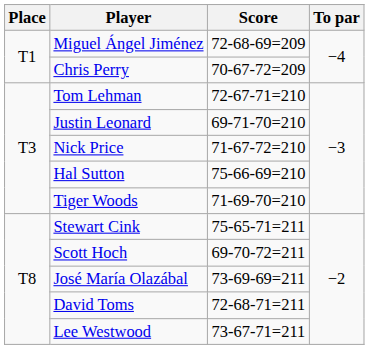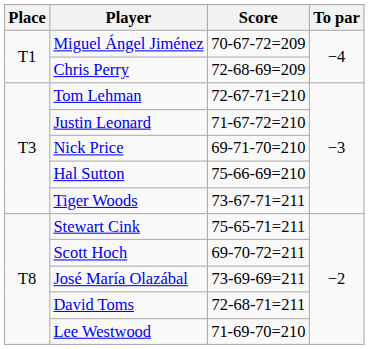(258, 43) 72-68-69=209 -> (258, 43) 70-67-72=209
(258, 69) 70-67-72=209 -> (258, 69) 72-68-69=209
(258, 122) 69-71-70=210 -> (258, 122) 71-67-72=210
(258, 148) 71-67-72=210 -> (258, 148) 69-71-70=210
(258, 200) 71-69-70=210 -> (258, 200) 73-67-71=211
(258, 331) 73-67-71=211 -> (258, 331) 71-69-70=210
